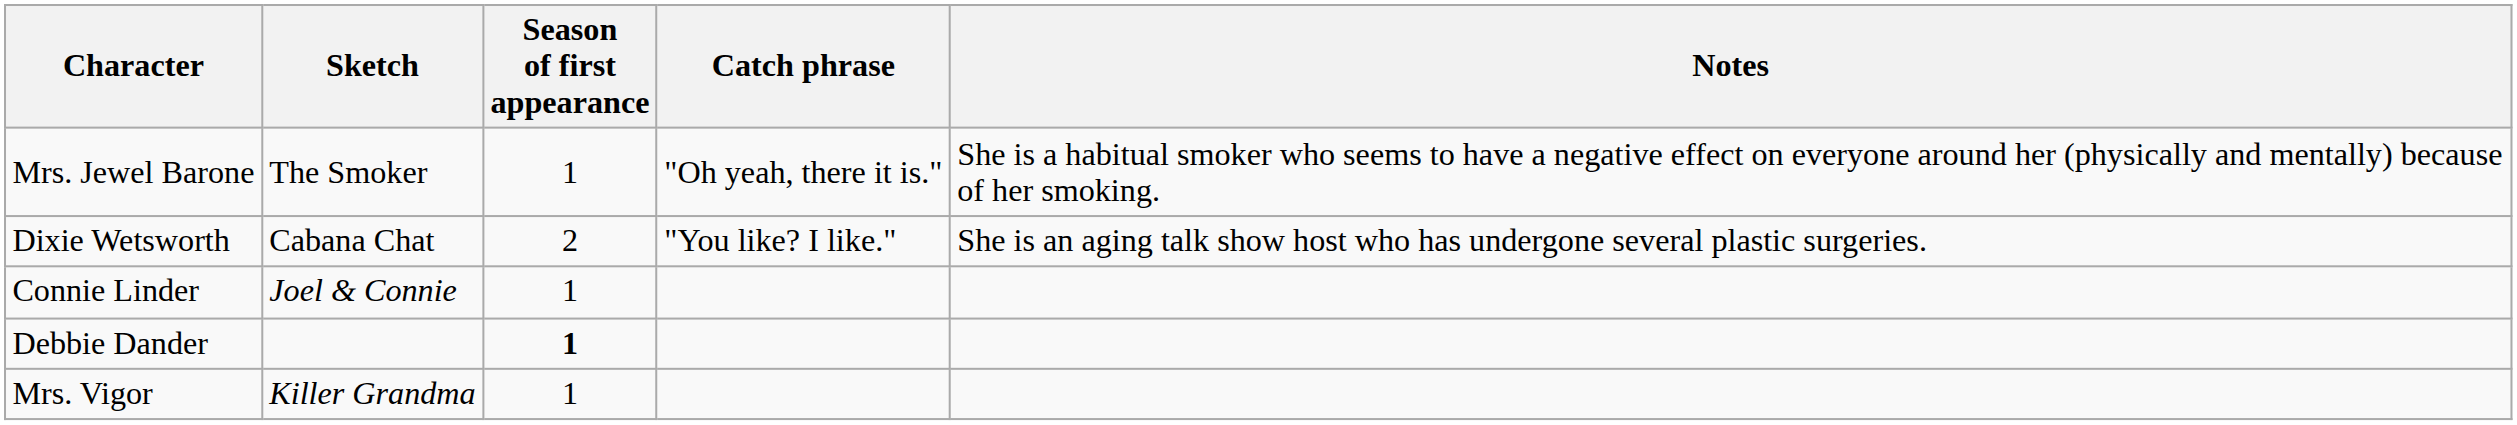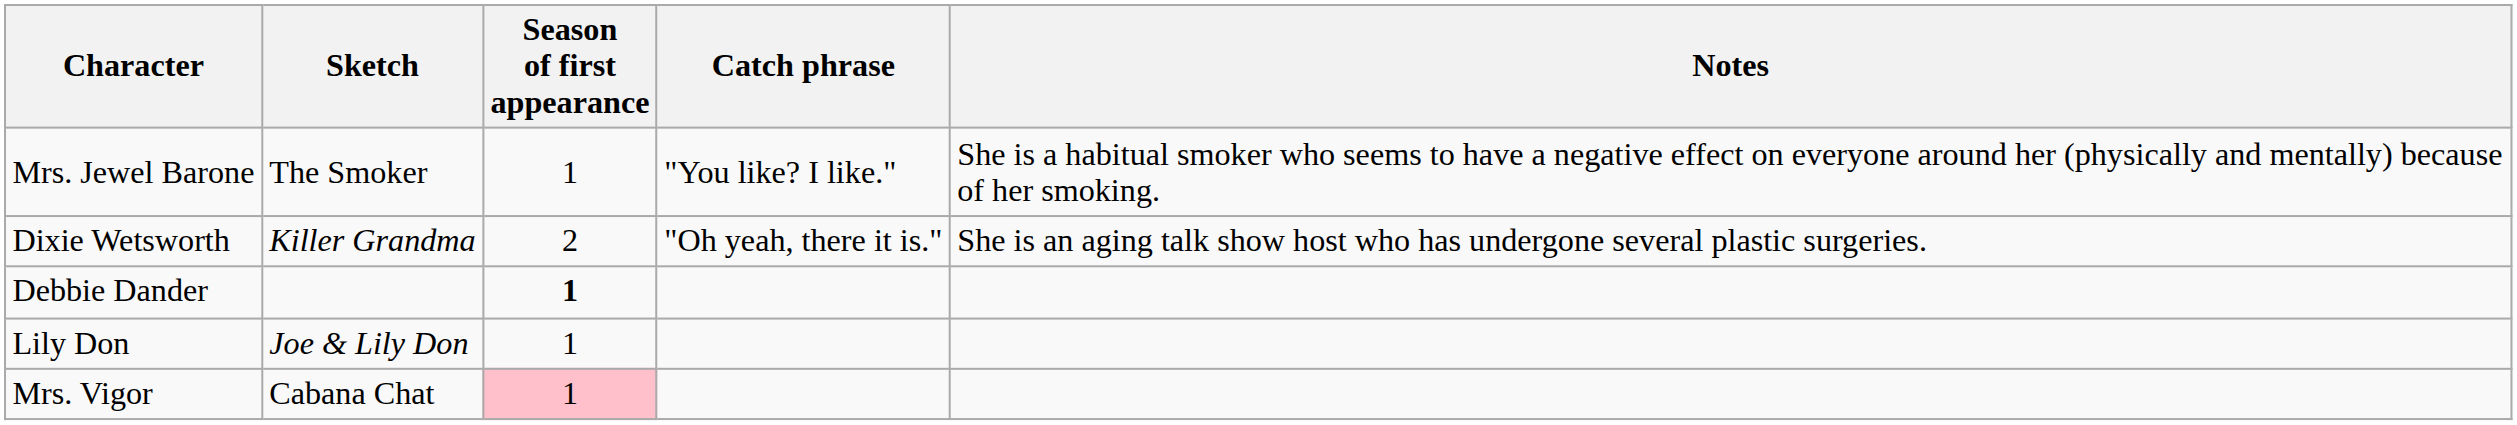(803, 171) "Oh yeah, there it is." -> (780, 171) "You like? I like."
(352, 240) Cabana Chat -> (372, 240) Killer Grandma
(780, 240) "You like? I like." -> (803, 240) "Oh yeah, there it is."
- row: (106, 291)
+ row: (71, 342)
(372, 393) Killer Grandma -> (352, 393) Cabana Chat
(570, 393) no background -> (570, 393) pink background
